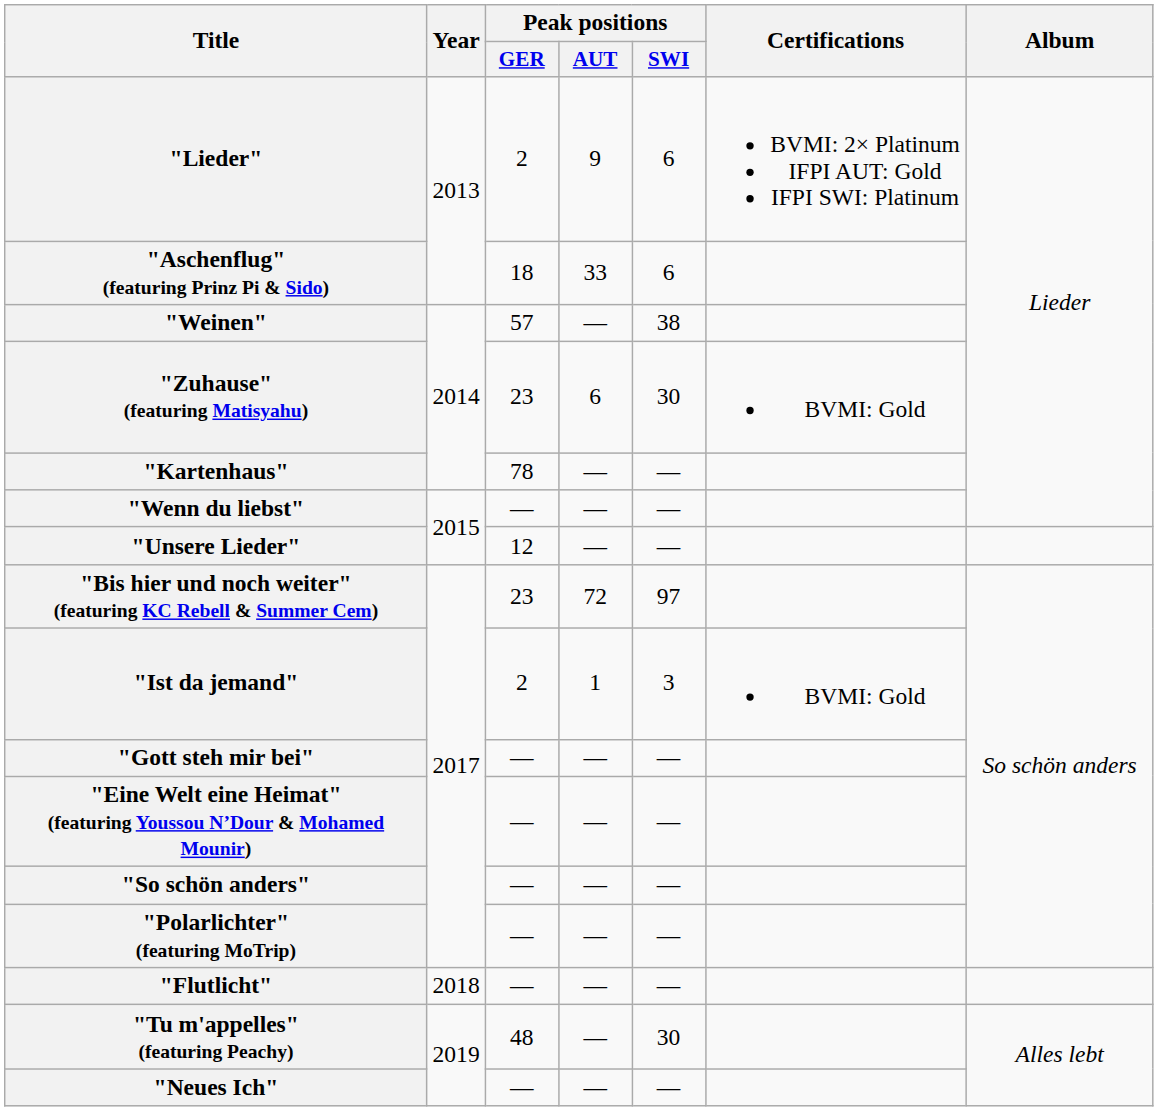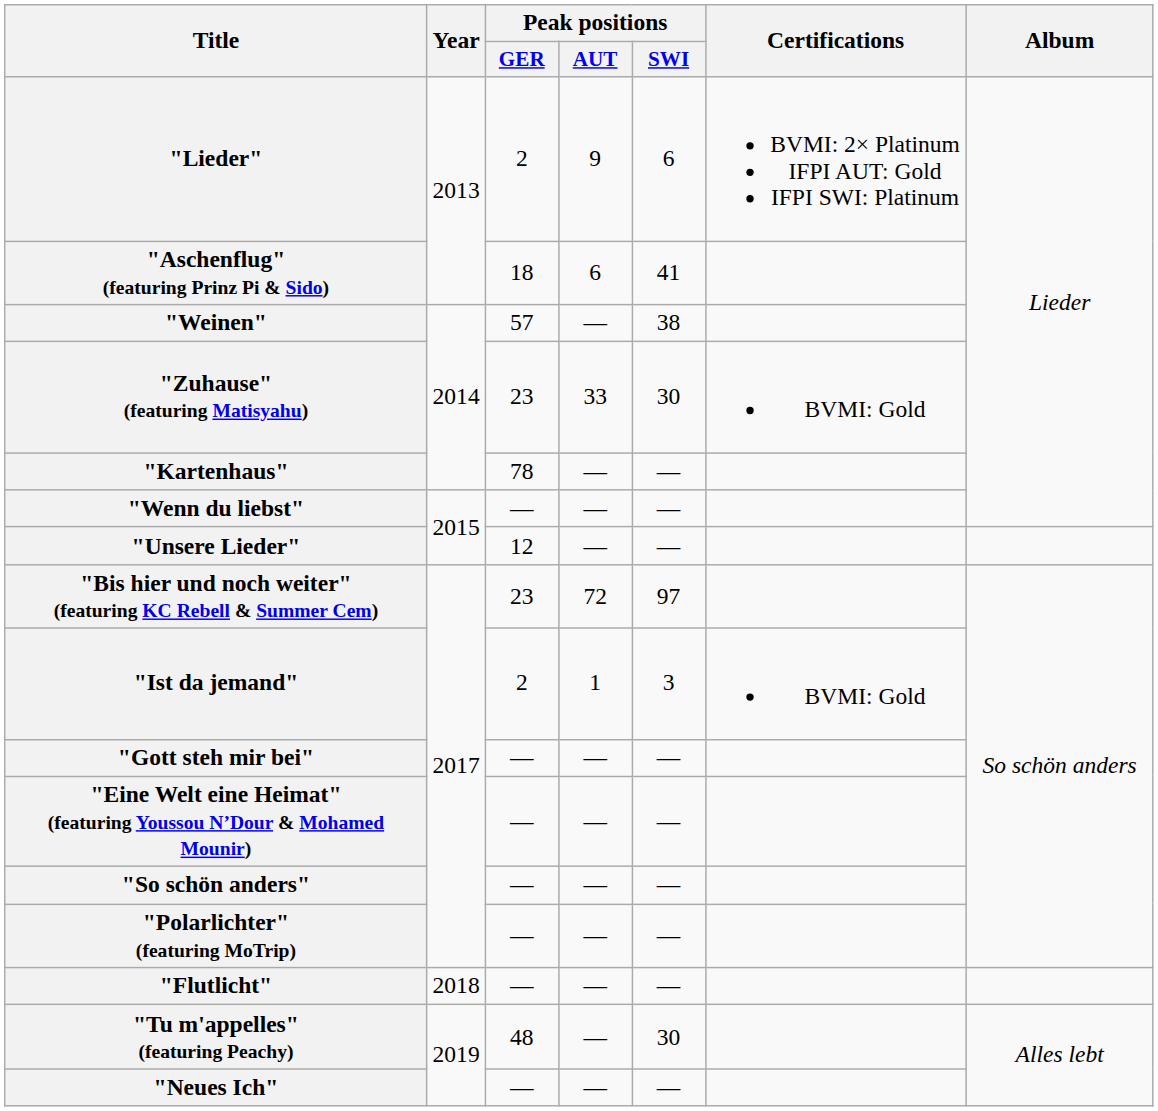(595, 272) 33 -> (595, 272) 6
(669, 272) 6 -> (669, 272) 41
(595, 396) 6 -> (595, 396) 33
